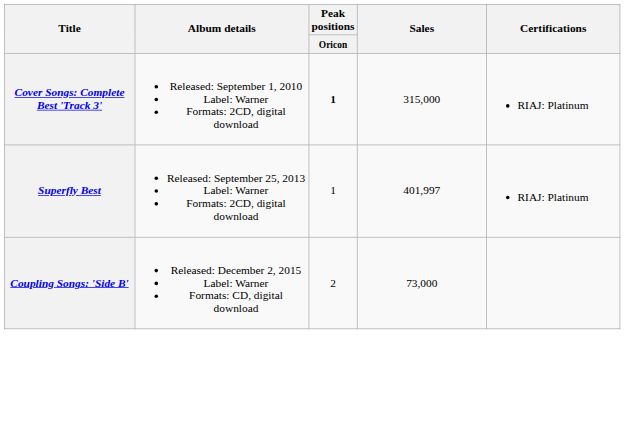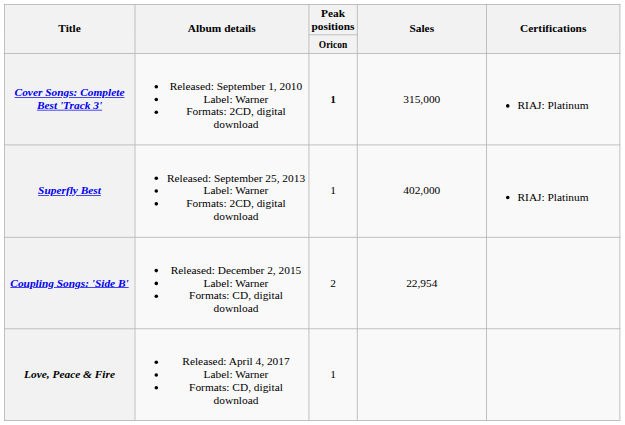(422, 191) 401,997 -> (422, 191) 402,000
(422, 282) 73,000 -> (422, 282) 22,954
+ row: (70, 374)
